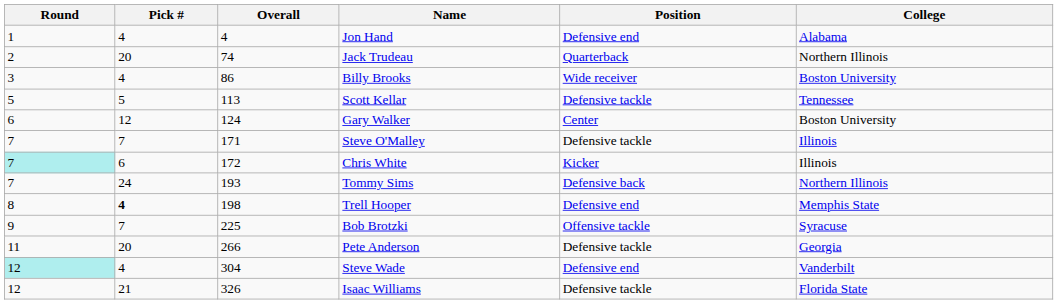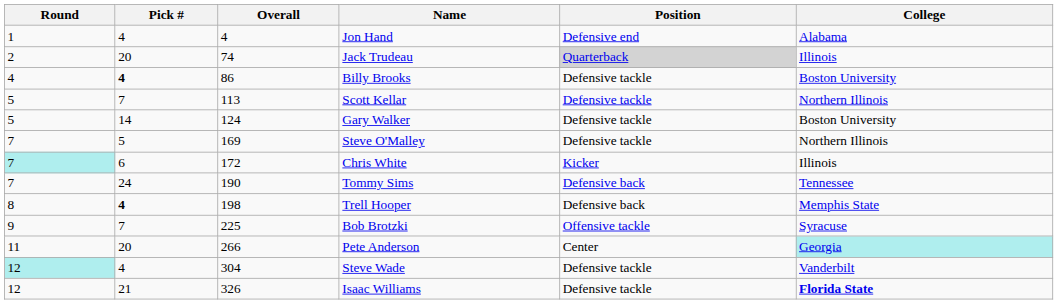(596, 57) no background -> (596, 57) lightgrey background
(844, 57) Northern Illinois -> (818, 57) Illinois
(11, 78) 3 -> (11, 78) 4
(122, 78) normal -> (122, 78) bold
(600, 78) Wide receiver -> (607, 78) Defensive tackle
(122, 99) 5 -> (122, 99) 7
(826, 99) Tennessee -> (844, 99) Northern Illinois
(11, 120) 6 -> (11, 120) 5
(125, 120) 12 -> (125, 120) 14
(580, 120) Center -> (607, 120) Defensive tackle
(122, 141) 7 -> (122, 141) 5
(231, 141) 171 -> (231, 141) 169
(818, 141) Illinois -> (844, 141) Northern Illinois
(231, 183) 193 -> (231, 183) 190
(844, 183) Northern Illinois -> (826, 183) Tennessee
(601, 204) Defensive end -> (604, 204) Defensive back
(607, 246) Defensive tackle -> (580, 246) Center
(820, 246) no background -> (820, 246) paleturquoise background
(601, 267) Defensive end -> (607, 267) Defensive tackle
(833, 288) normal -> (836, 288) bold
